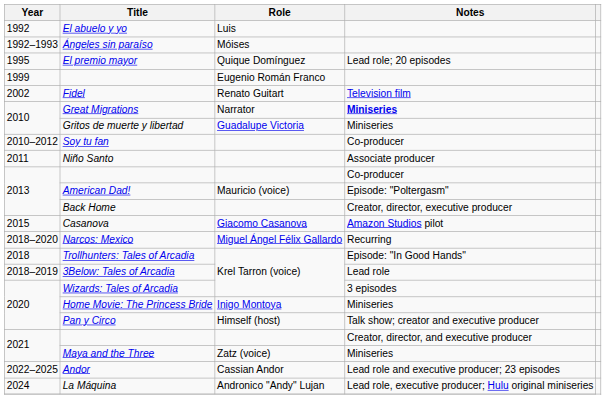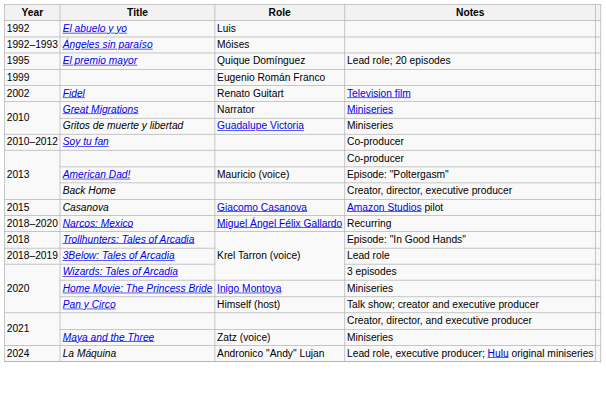(372, 110) bold -> (370, 110) normal
- row: (18, 158)
- row: (32, 369)
